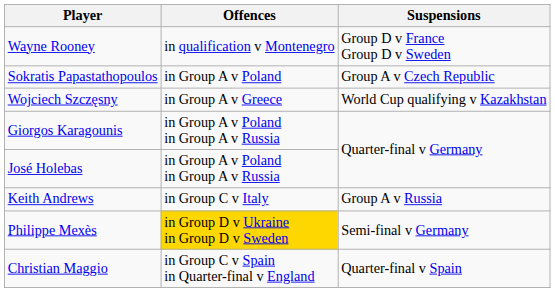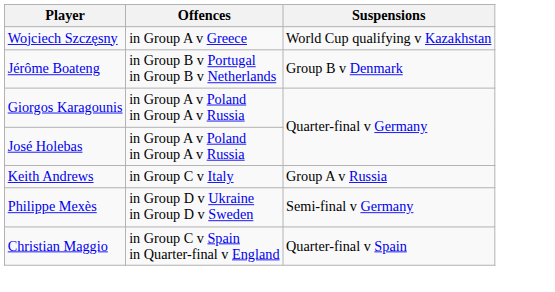- row: (51, 46)
- row: (83, 76)
+ row: (54, 68)
(227, 229) gold background -> (192, 207) no background
